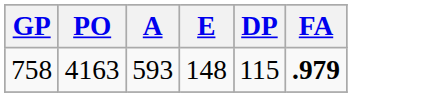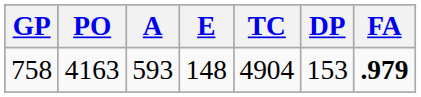+ column: (267, 26)
(259, 69) 115 -> (327, 69) 153
